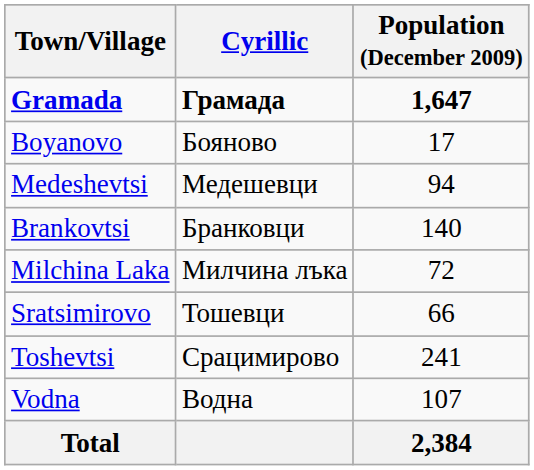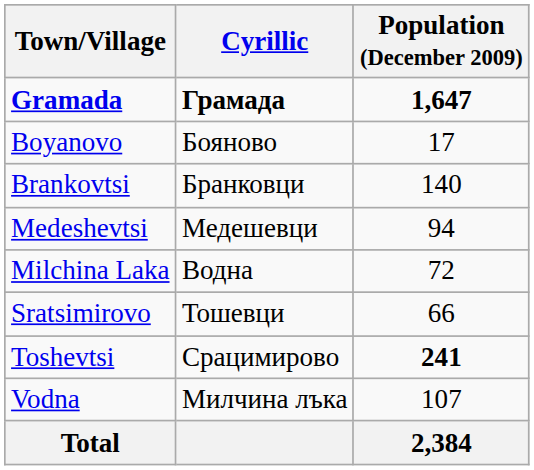rows swapped: (70, 227) <-> (79, 185)
(265, 270) Милчина лъка -> (217, 270) Водна
(441, 356) normal -> (441, 356) bold
(217, 399) Водна -> (265, 399) Милчина лъка
